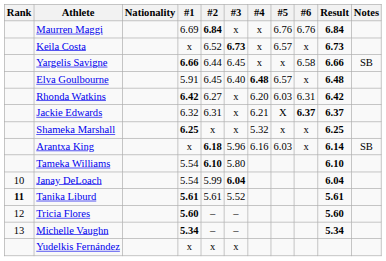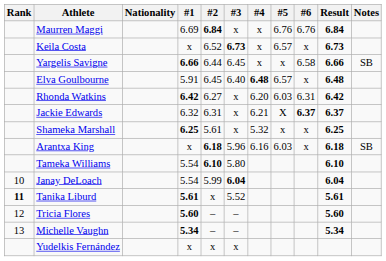(213, 130) x -> (213, 130) 5.61
(335, 146) 6.14 -> (335, 146) 6.18
(213, 197) 5.61 -> (213, 197) x
